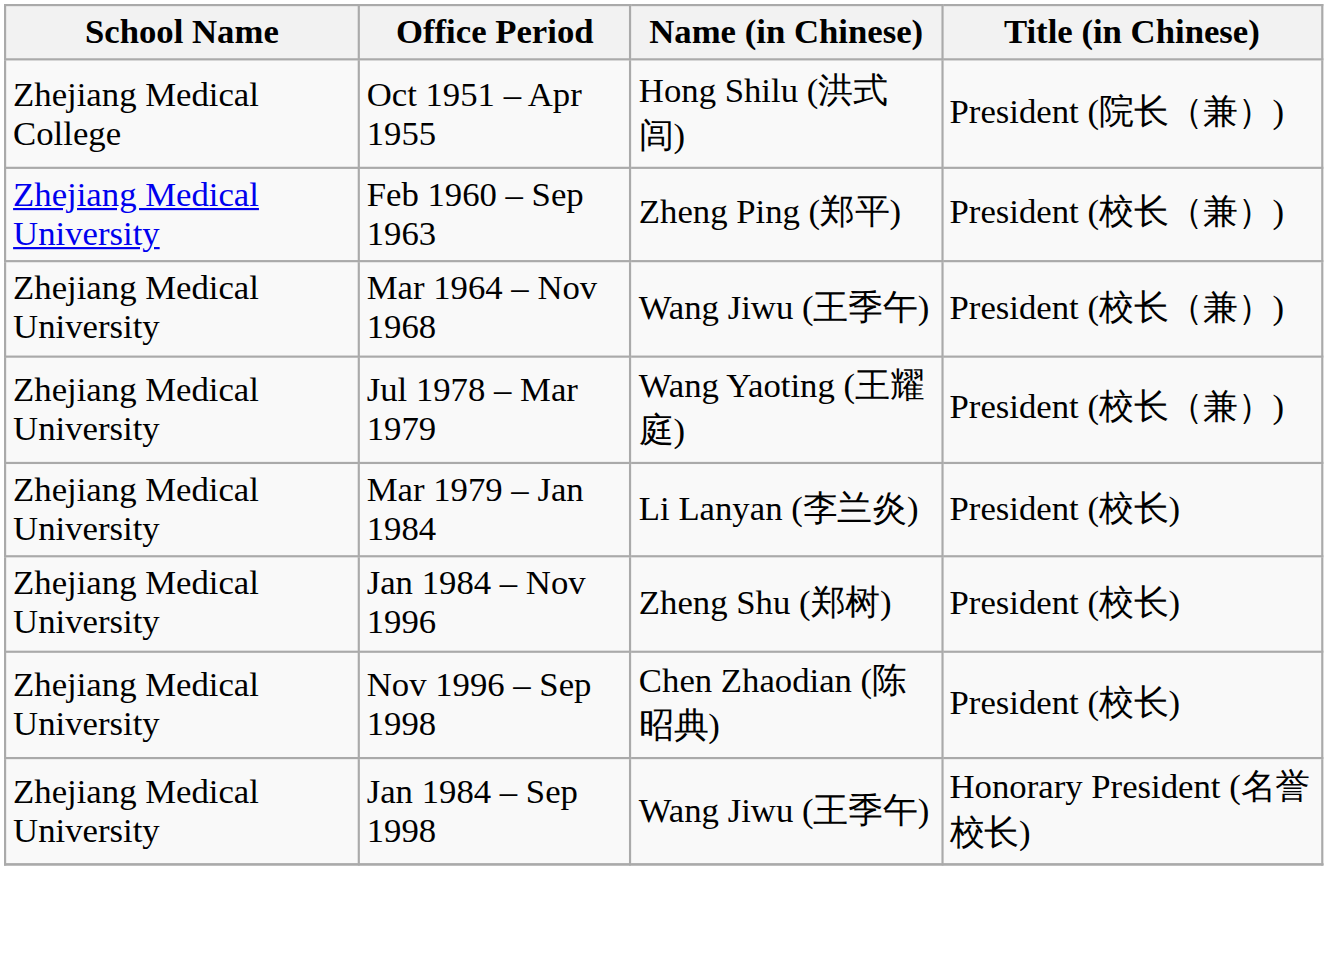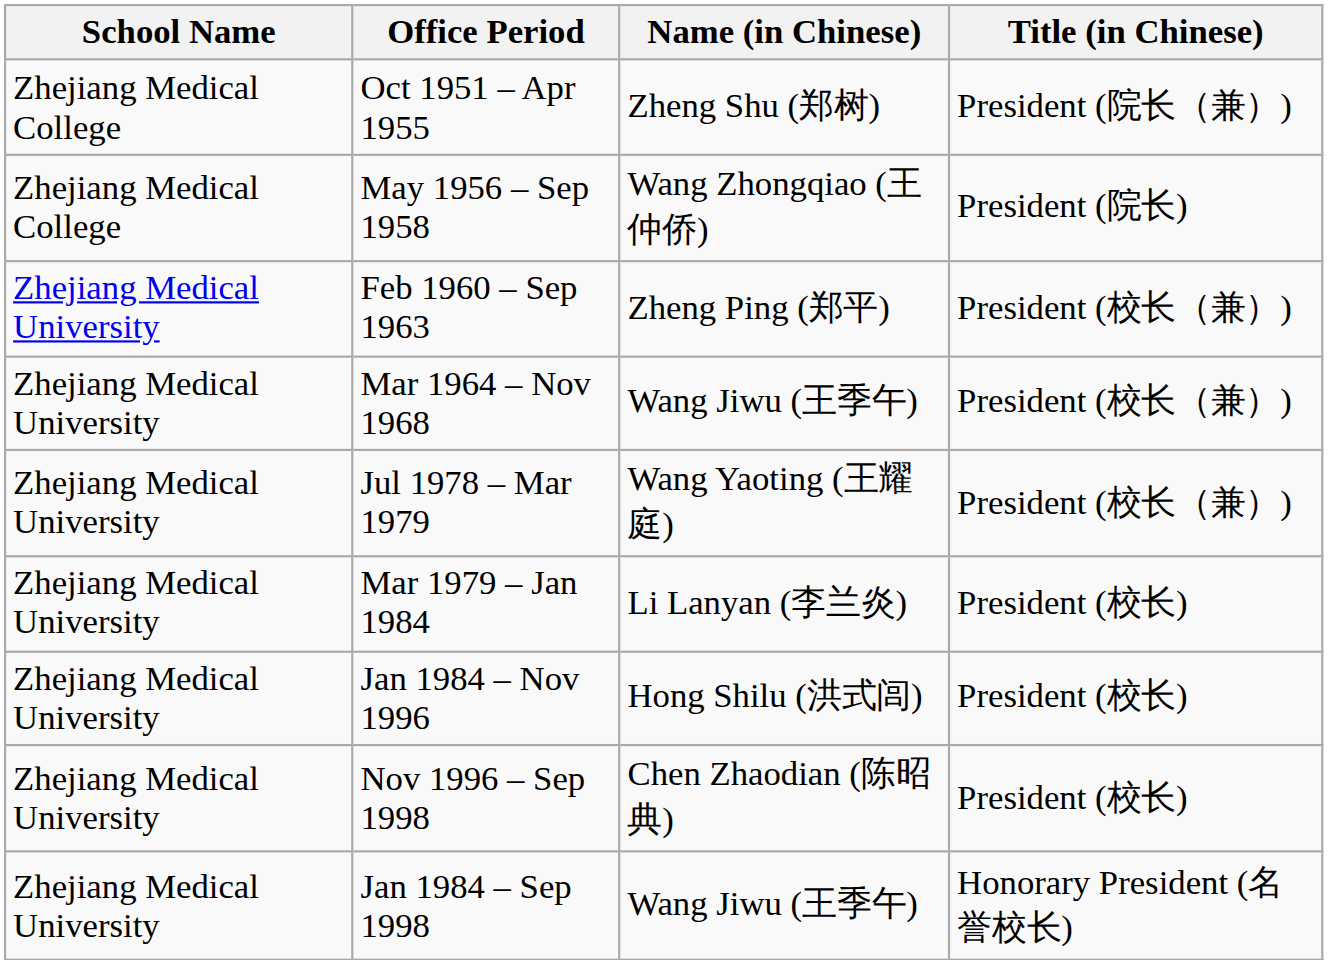(763, 112) Hong Shilu (洪式闾) -> (754, 105) Zheng Shu (郑树)
+ row: (475, 207)
(765, 602) Zheng Shu (郑树) -> (775, 696) Hong Shilu (洪式闾)
